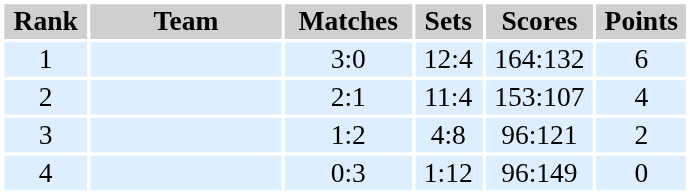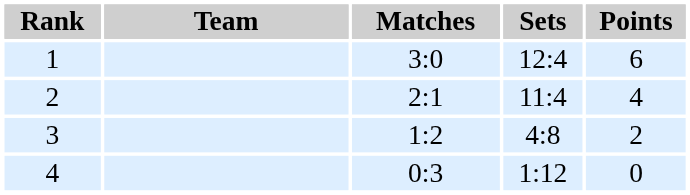- column: (539, 21)
